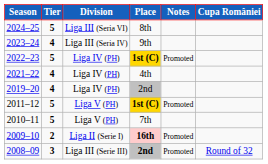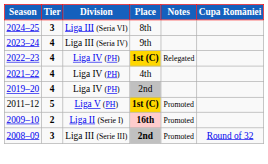(52, 28) 5 -> (52, 28) 3
(52, 58) 5 -> (52, 58) 4
(178, 59) Promoted -> (179, 59) Relegated
- row: (23, 120)
